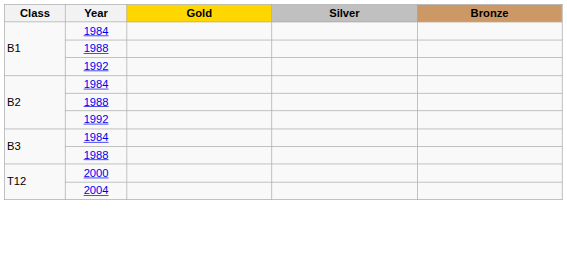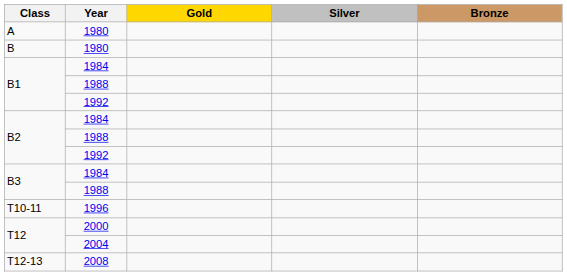+ row: (11, 31)
+ row: (11, 48)
+ row: (24, 208)
+ row: (25, 262)
